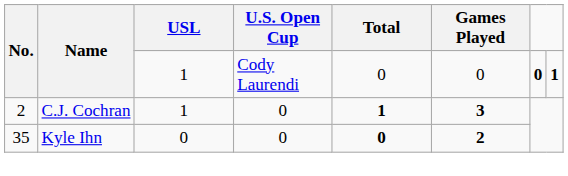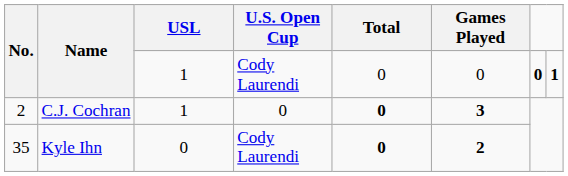(382, 110) 1 -> (382, 110) 0
(283, 138) 0 -> (268, 147) Cody Laurendi
